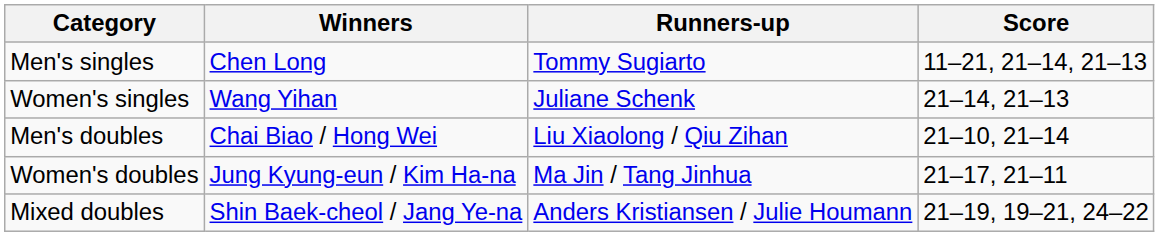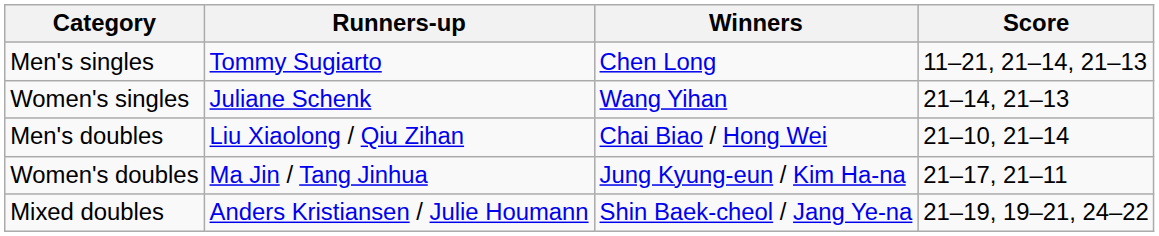columns swapped: (366, 23) <-> (723, 23)
